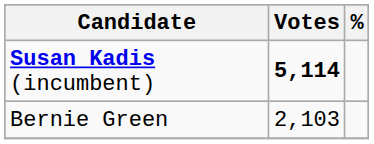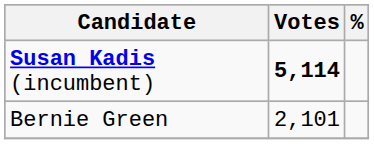(307, 120) 2,103 -> (307, 120) 2,101
